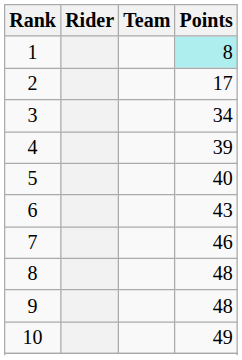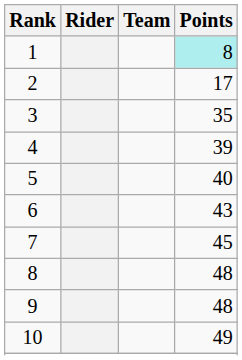(223, 115) 34 -> (223, 115) 35
(223, 242) 46 -> (223, 242) 45
